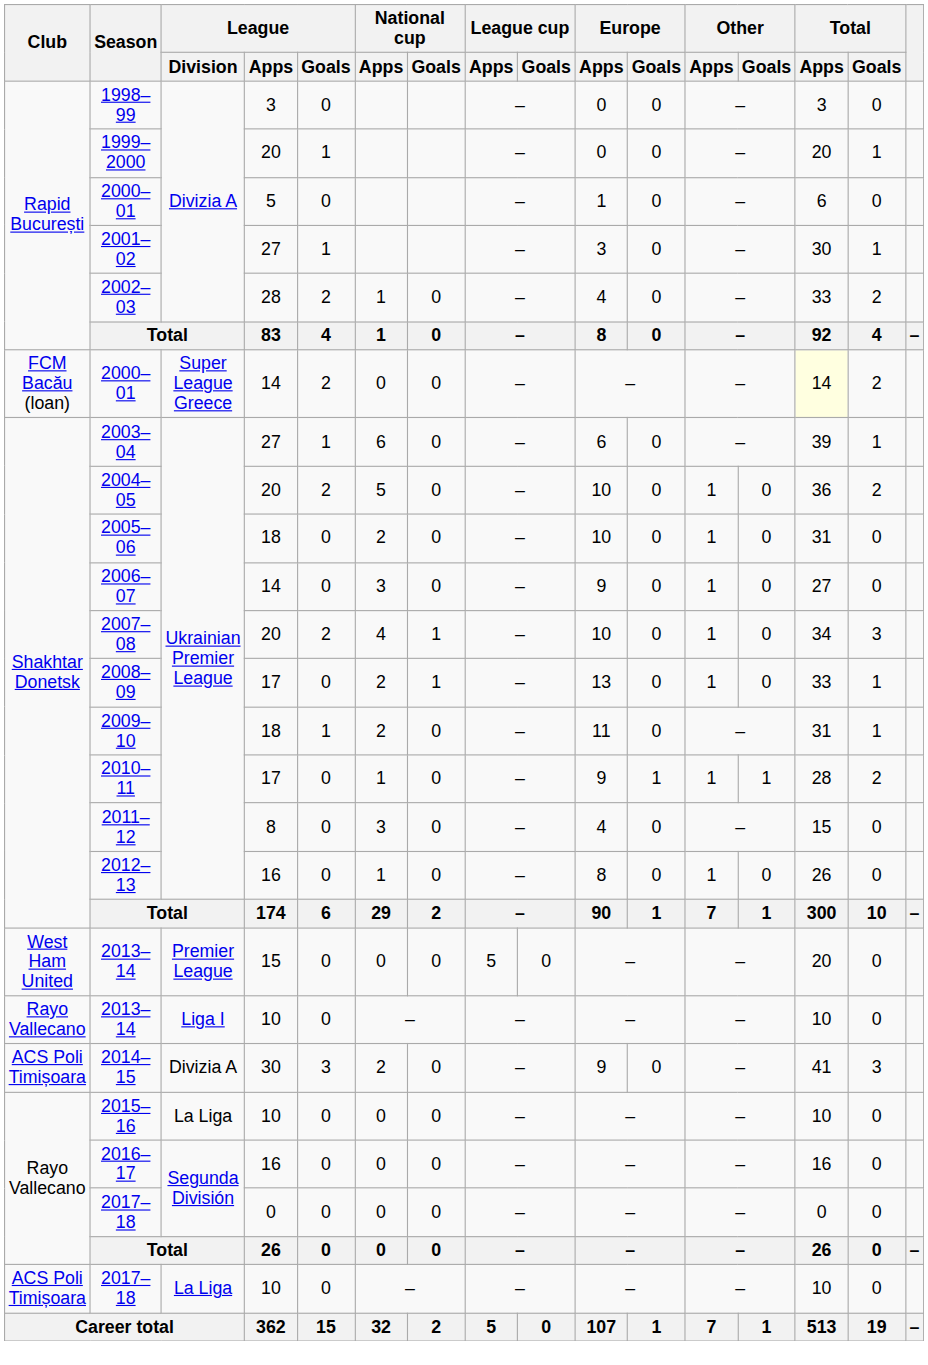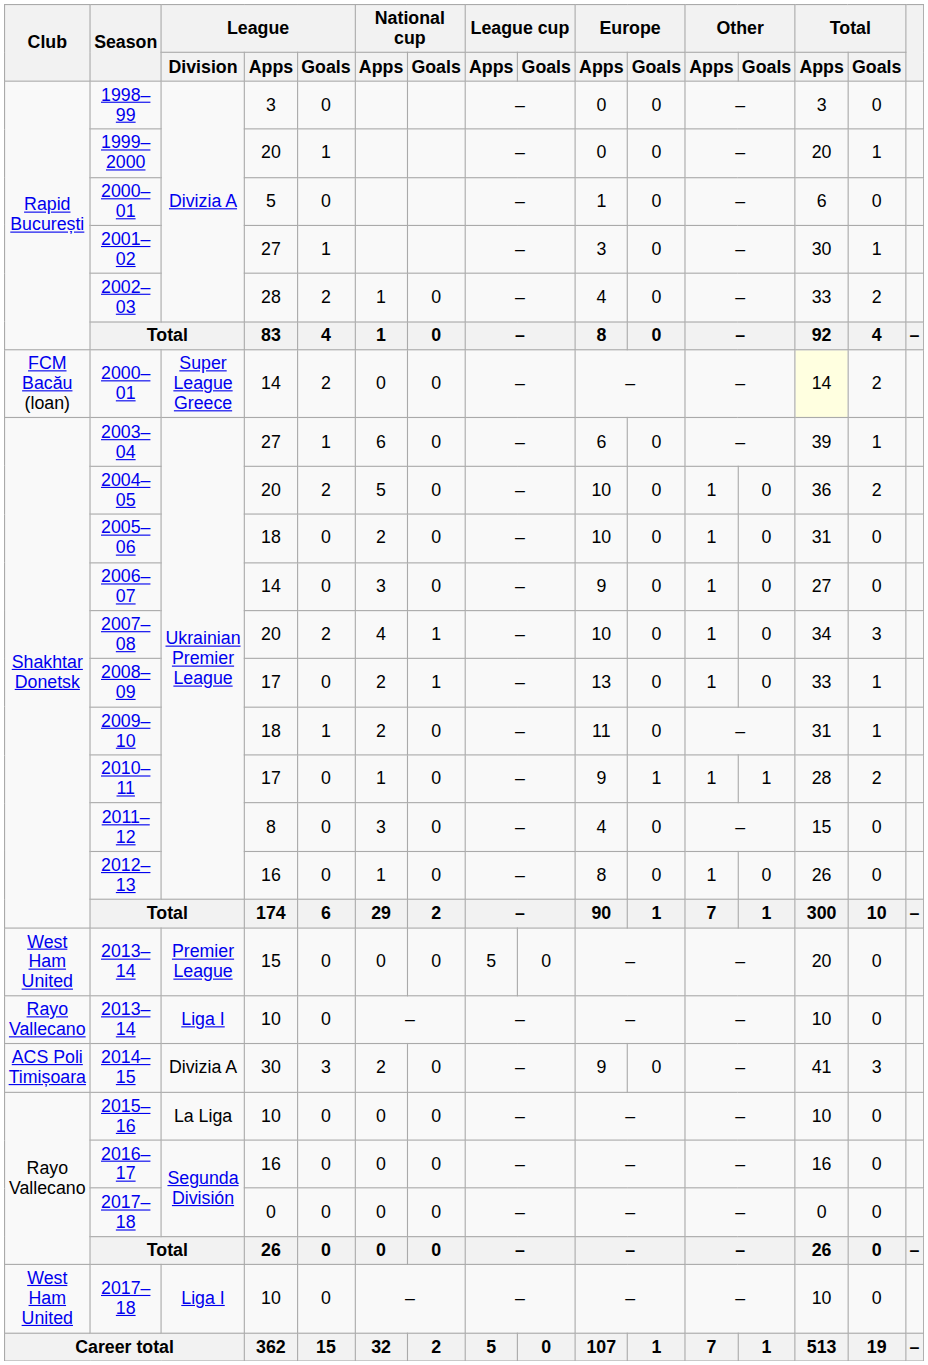(47, 1288) ACS Poli Timișoara -> (47, 1298) West Ham United
(203, 1288) La Liga -> (203, 1298) Liga I
